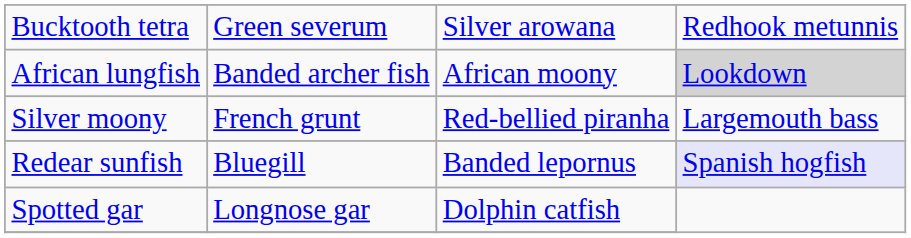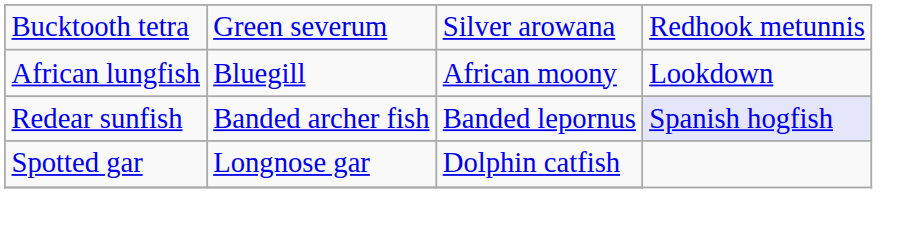(321, 72) Banded archer fish -> (259, 72) Bluegill
(745, 72) lightgrey background -> (711, 72) no background
- row: (89, 118)
(259, 163) Bluegill -> (321, 118) Banded archer fish
